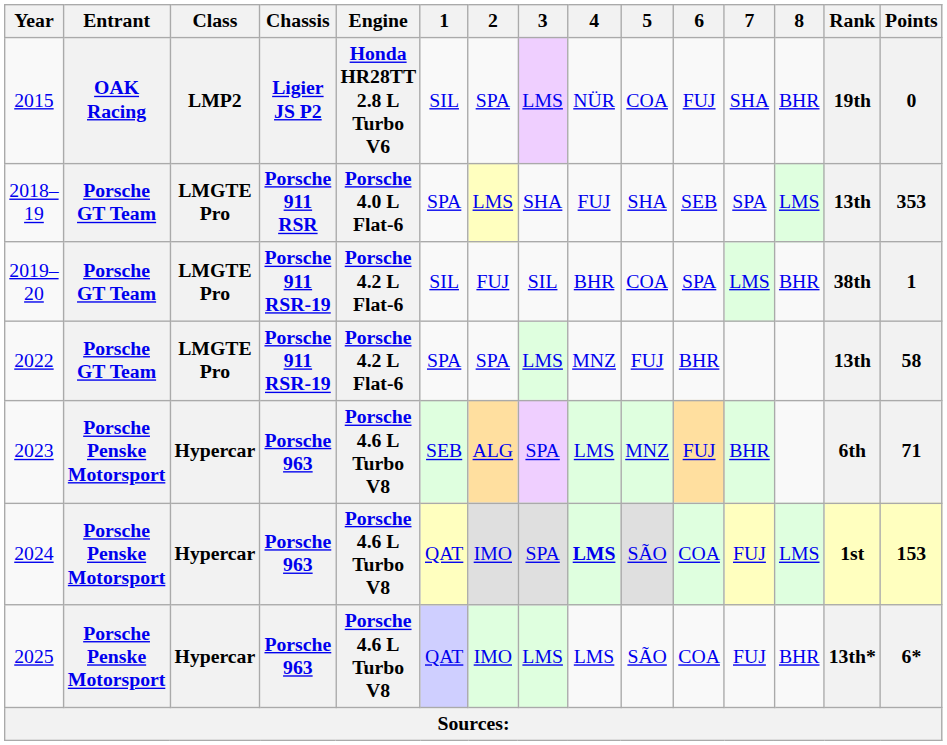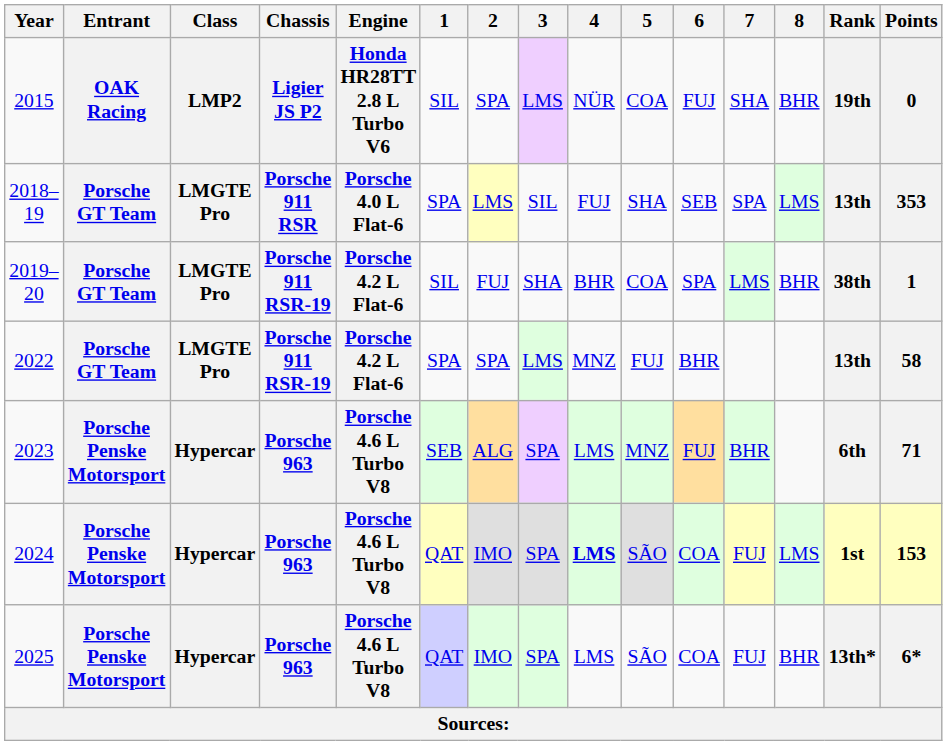(543, 202) SHA -> (543, 202) SIL
(543, 281) SIL -> (543, 281) SHA
(543, 656) LMS -> (543, 656) SPA
